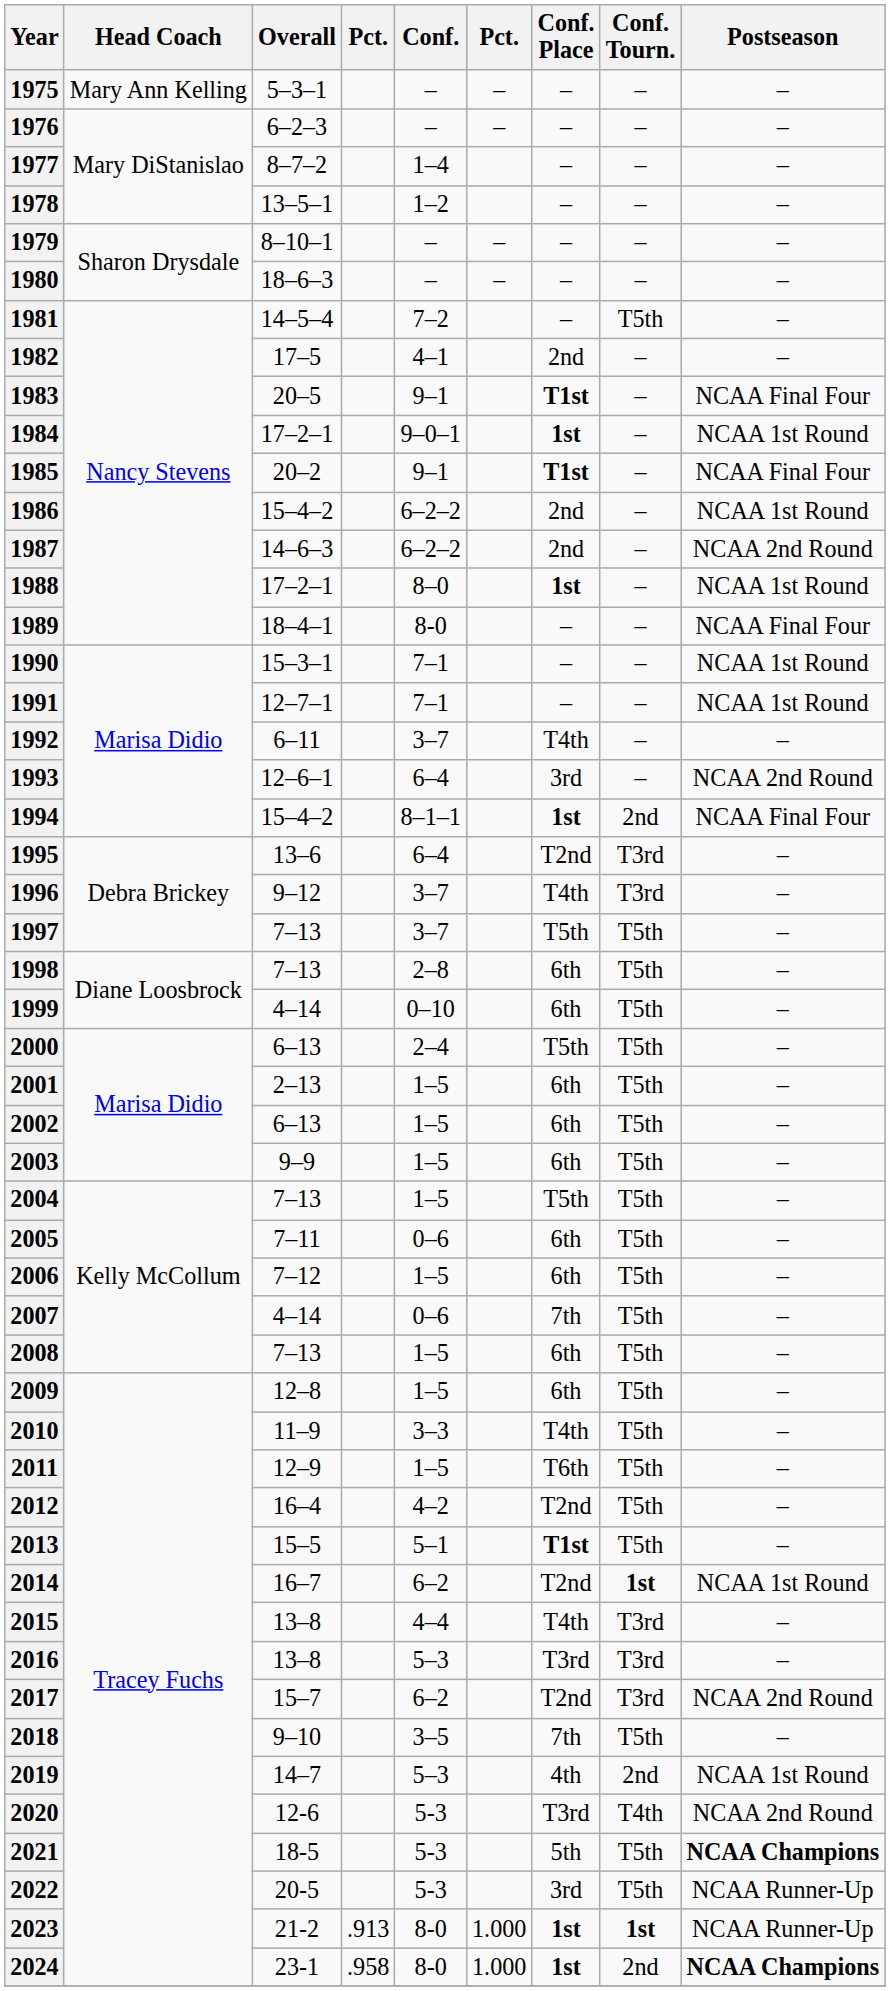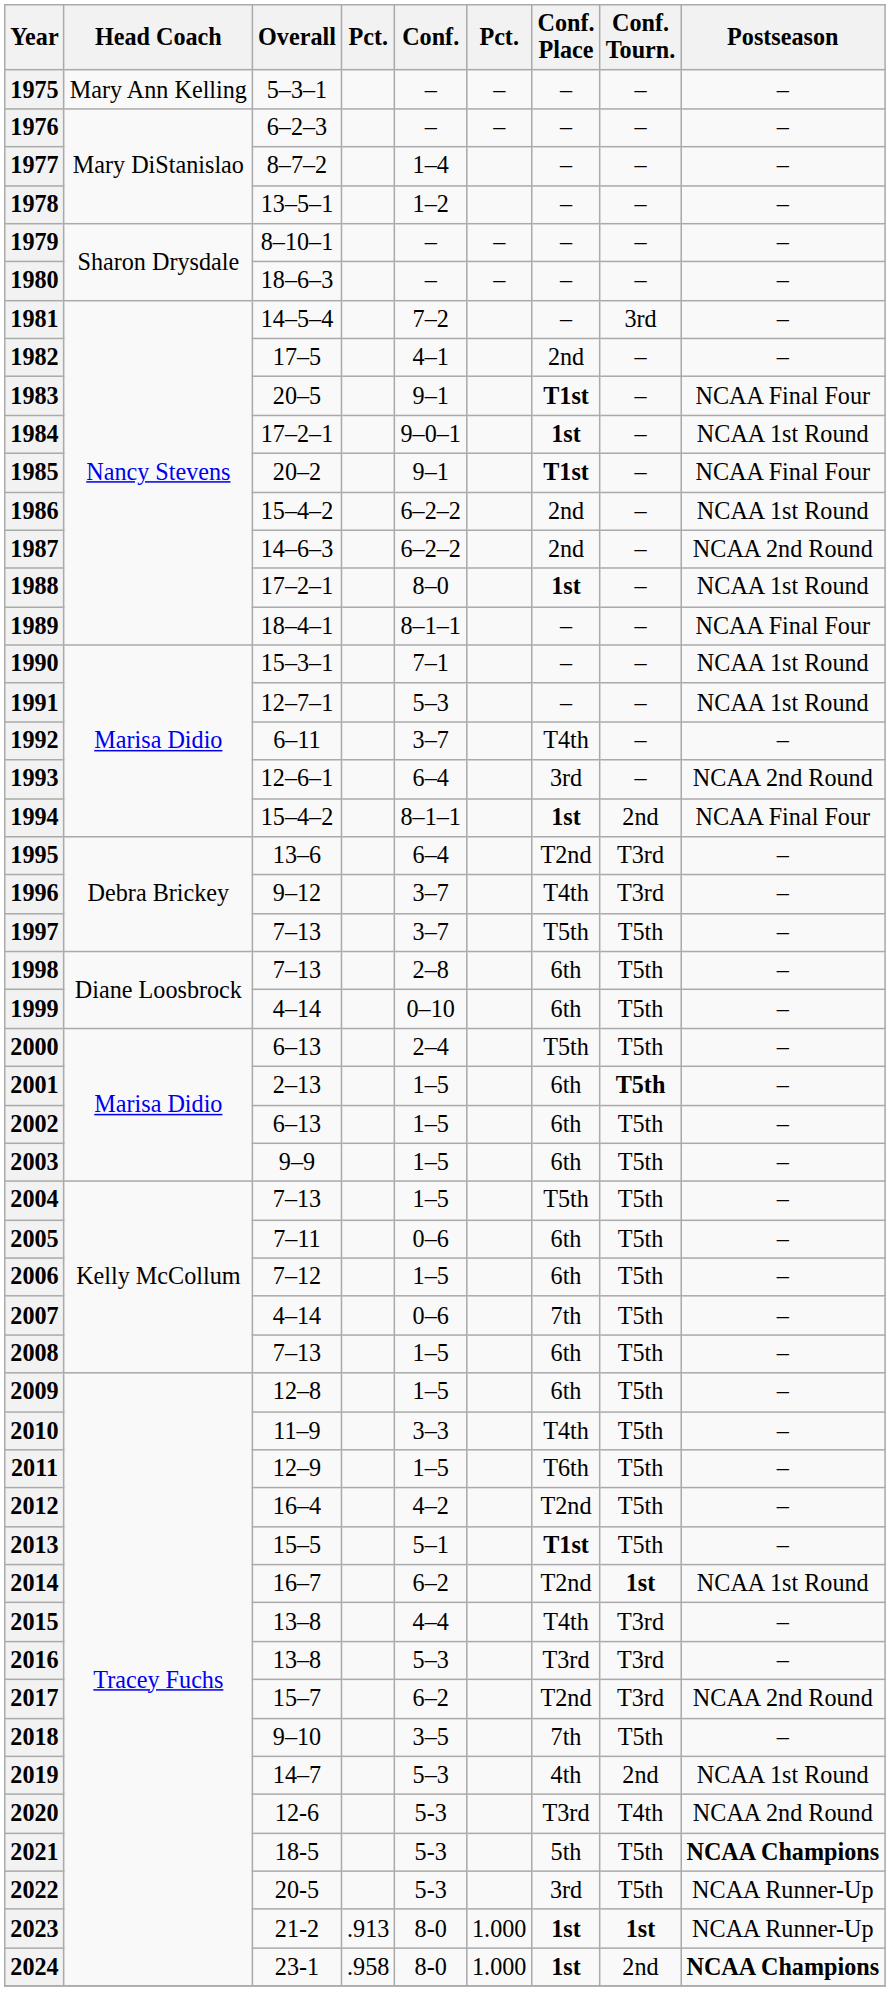(640, 319) T5th -> (641, 319) 3rd
(431, 625) 8-0 -> (431, 625) 8–1–1
(431, 702) 7–1 -> (431, 702) 5–3
(640, 1085) normal -> (640, 1085) bold
